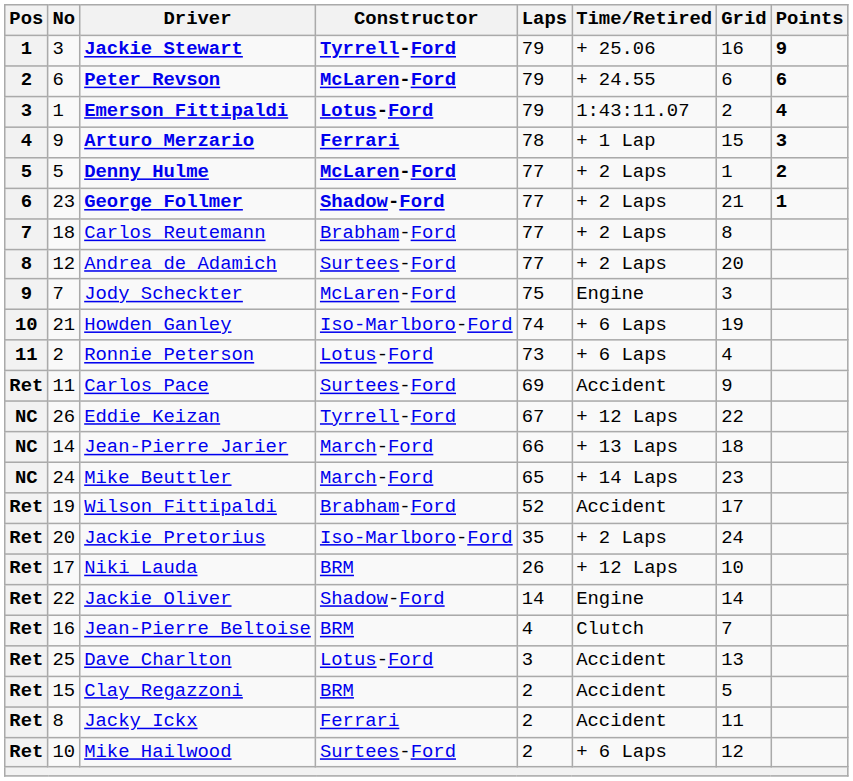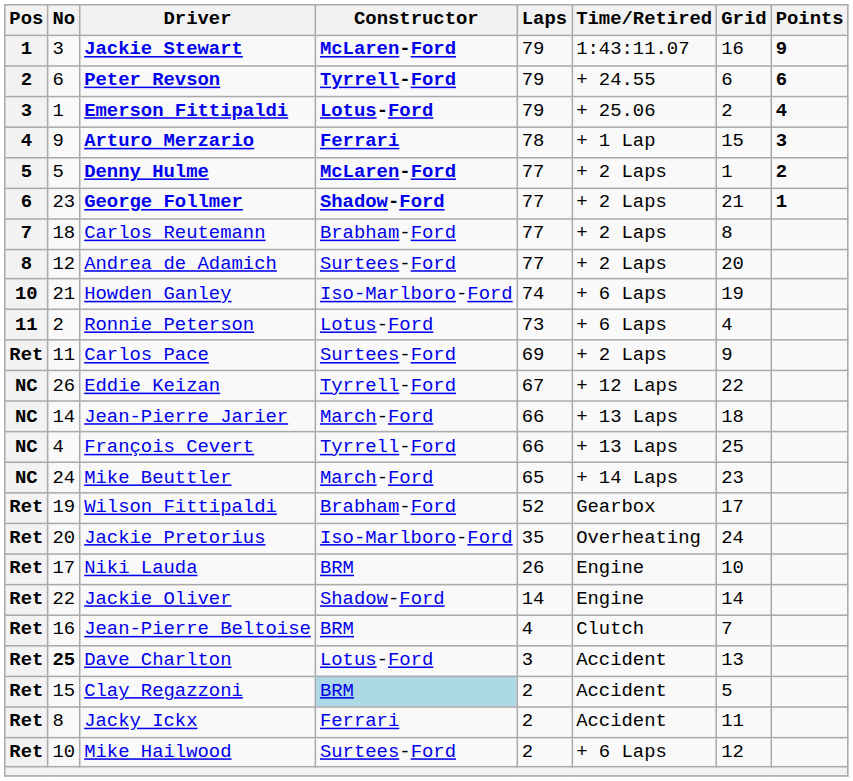(388, 51) Tyrrell-Ford -> (388, 51) McLaren-Ford
(616, 51) + 25.06 -> (633, 51) 1:43:11.07
(388, 81) McLaren-Ford -> (388, 81) Tyrrell-Ford
(633, 112) 1:43:11.07 -> (616, 112) + 25.06
- row: (164, 295)
(622, 386) Accident -> (622, 356) + 2 Laps
+ row: (169, 447)
(622, 508) Accident -> (616, 508) Gearbox
(622, 539) + 2 Laps -> (639, 539) Overheating
(627, 569) + 12 Laps -> (610, 569) Engine
(64, 661) normal -> (64, 661) bold
(337, 691) no background -> (337, 691) lightblue background
